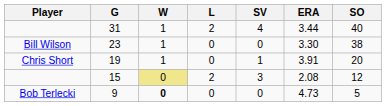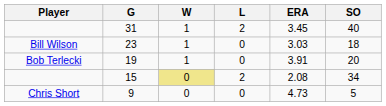- column: (260, 12)
(309, 28) 3.44 -> (298, 28) 3.45
(309, 45) 3.30 -> (298, 45) 3.03
(357, 45) 38 -> (353, 45) 18
(47, 61) Chris Short -> (54, 61) Bob Terlecki
(357, 77) 12 -> (353, 77) 34
(47, 93) Bob Terlecki -> (54, 93) Chris Short
(163, 93) bold -> (187, 93) normal
